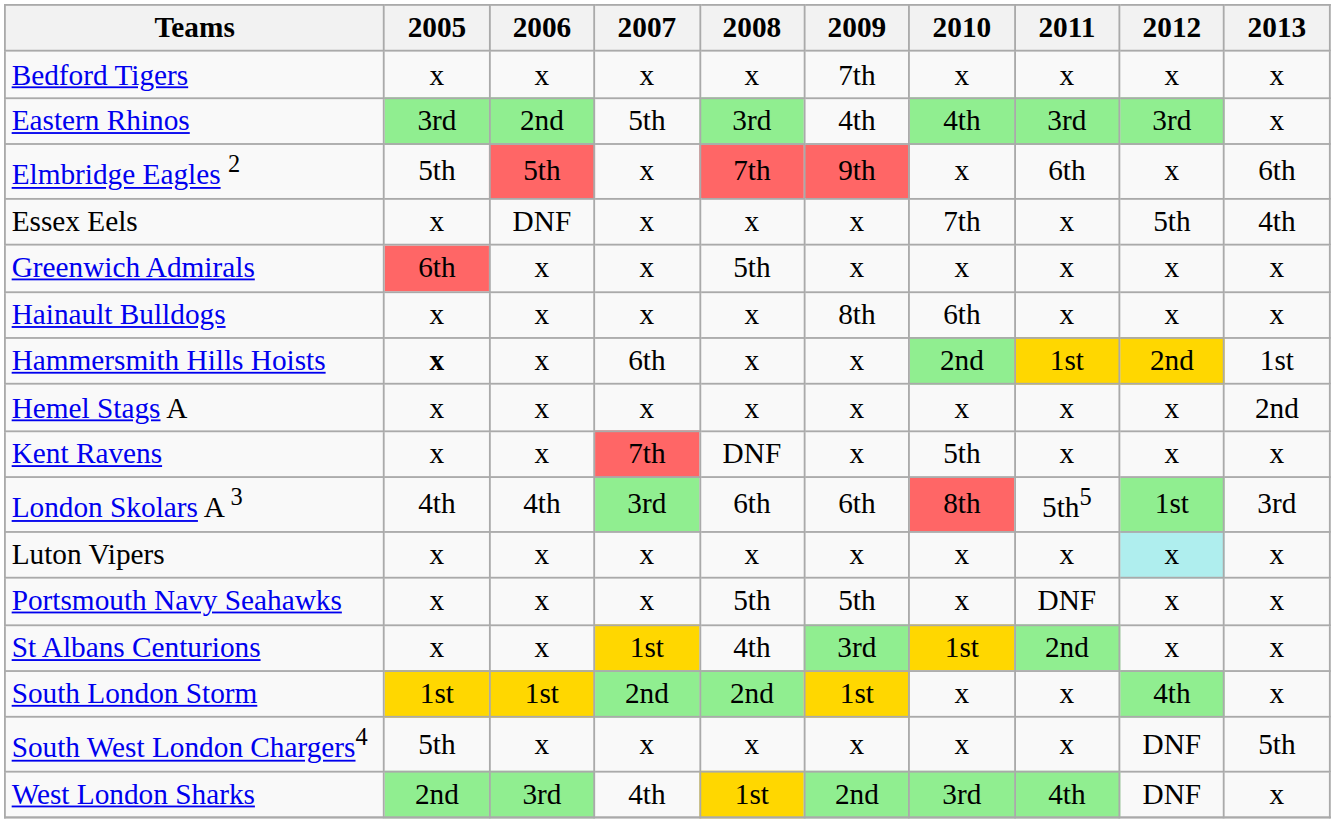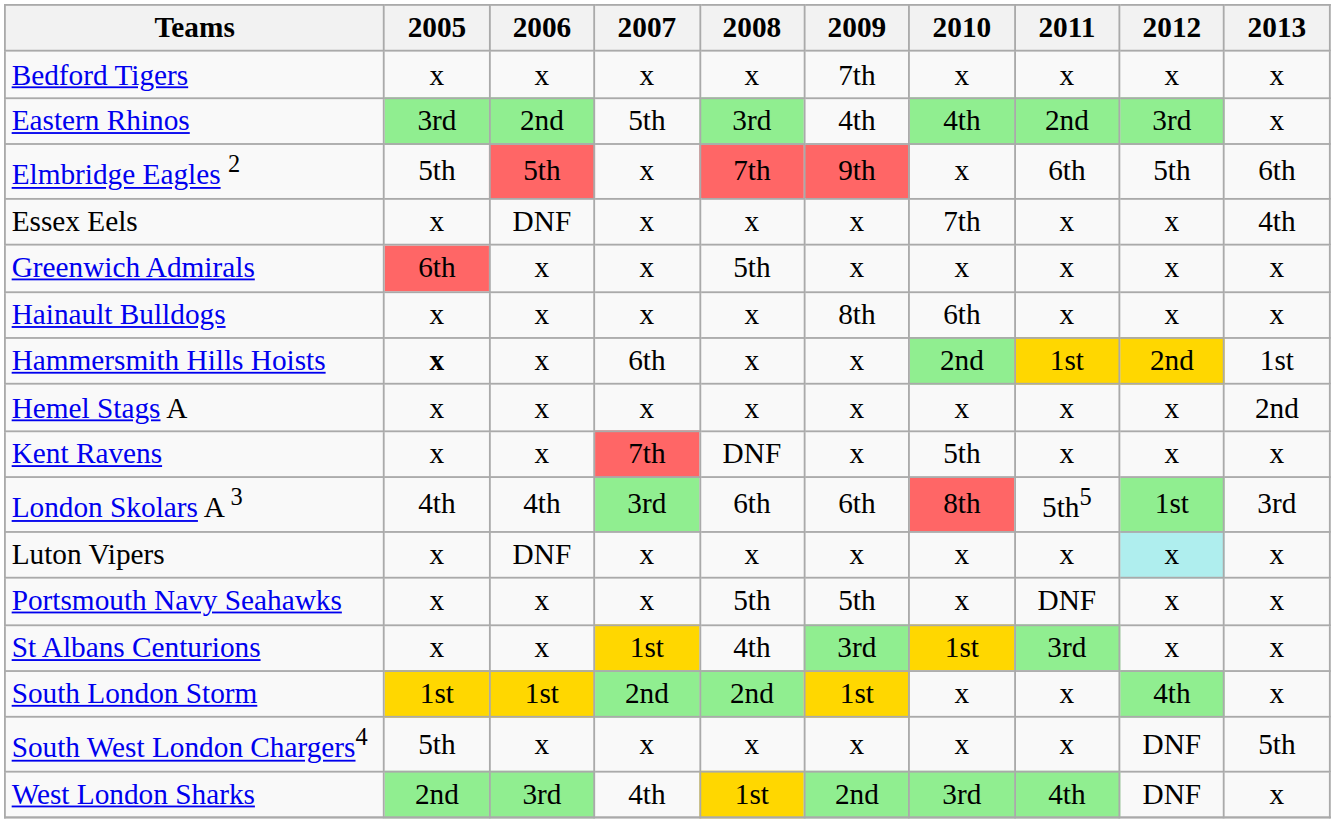(1067, 120) 3rd -> (1067, 120) 2nd
(1172, 170) x -> (1172, 170) 5th
(1172, 221) 5th -> (1172, 221) x
(542, 554) x -> (542, 554) DNF
(1067, 647) 2nd -> (1067, 647) 3rd
